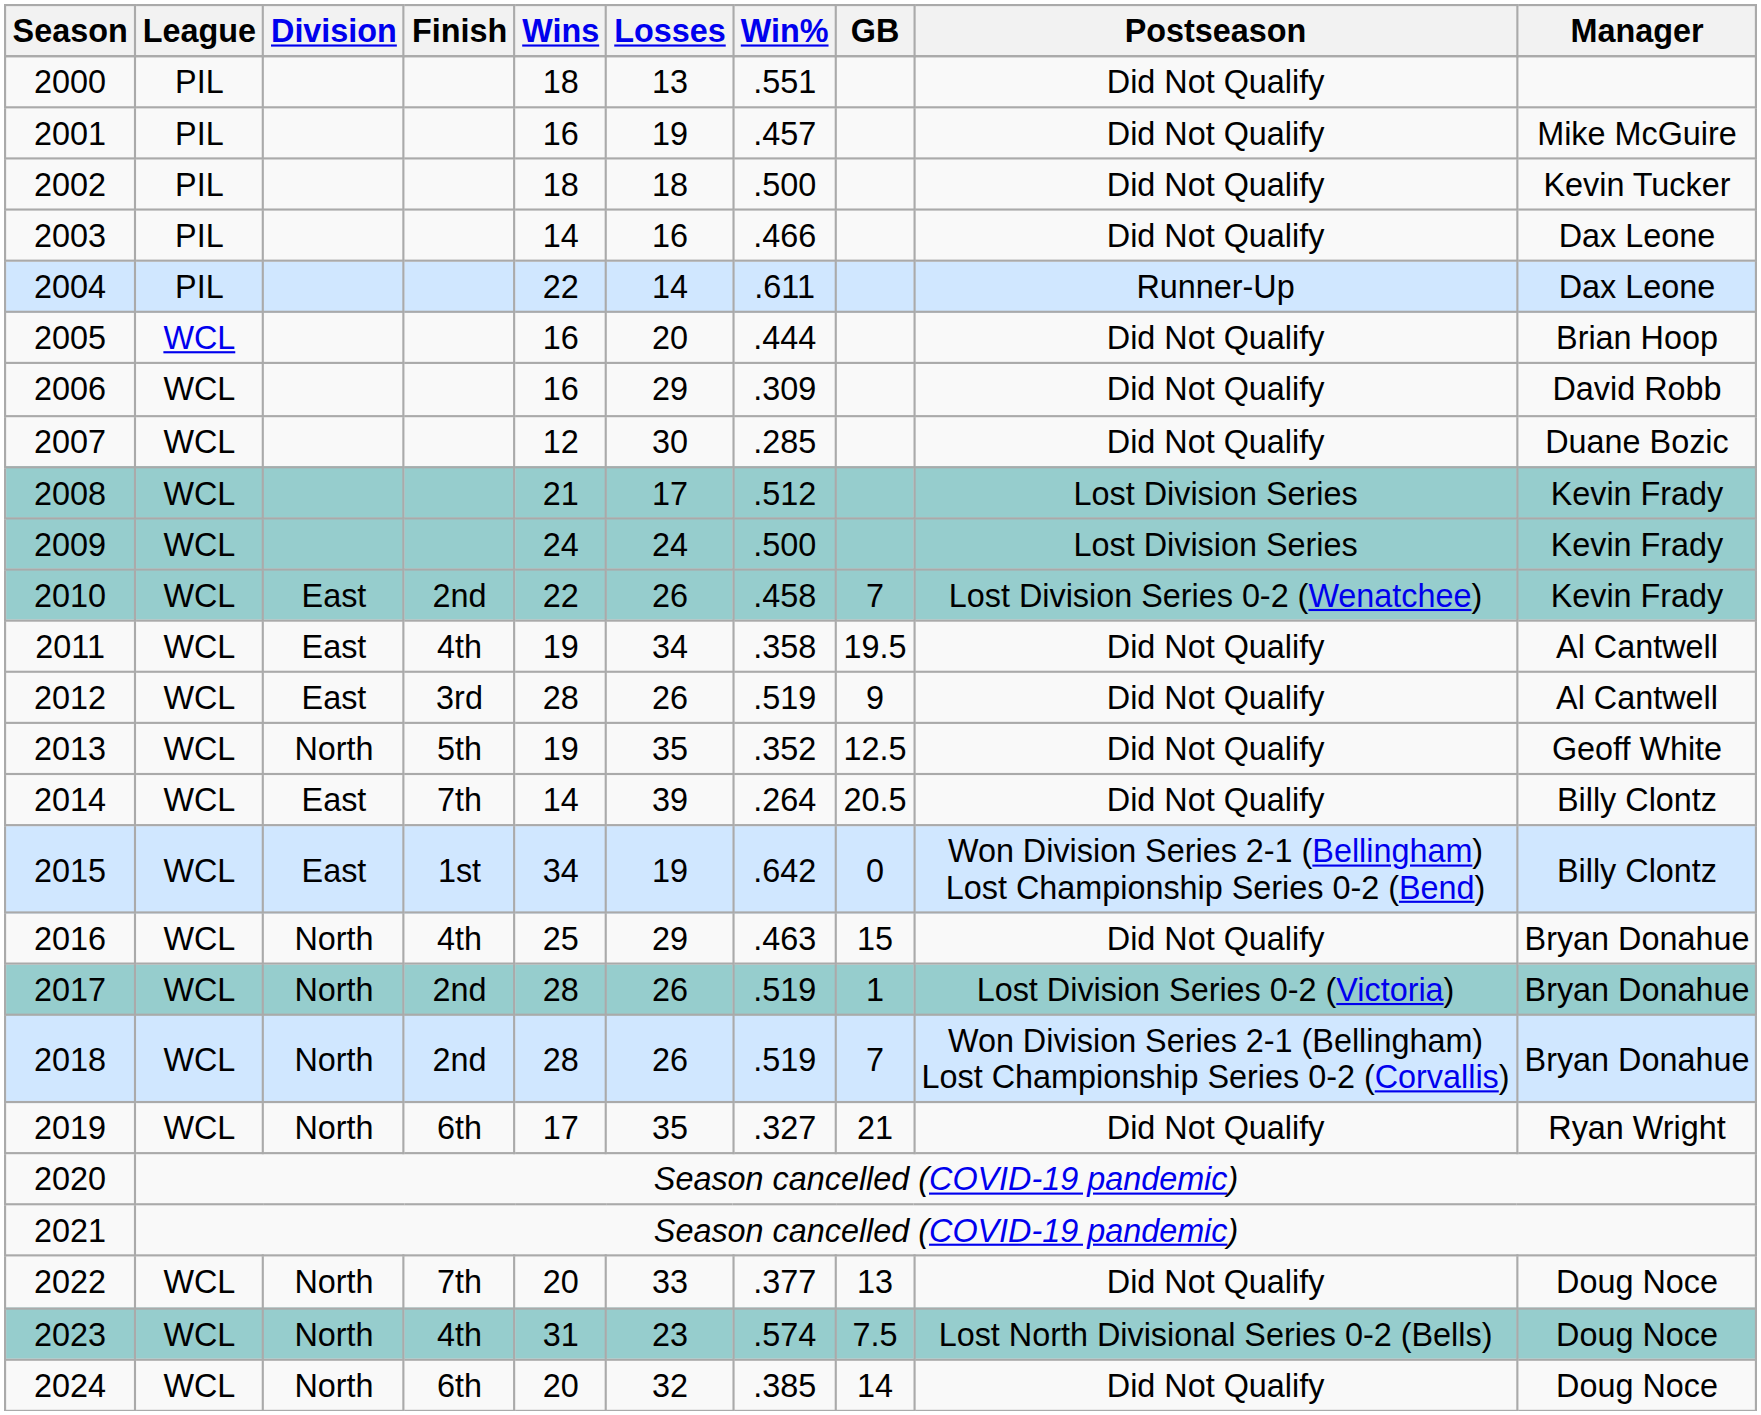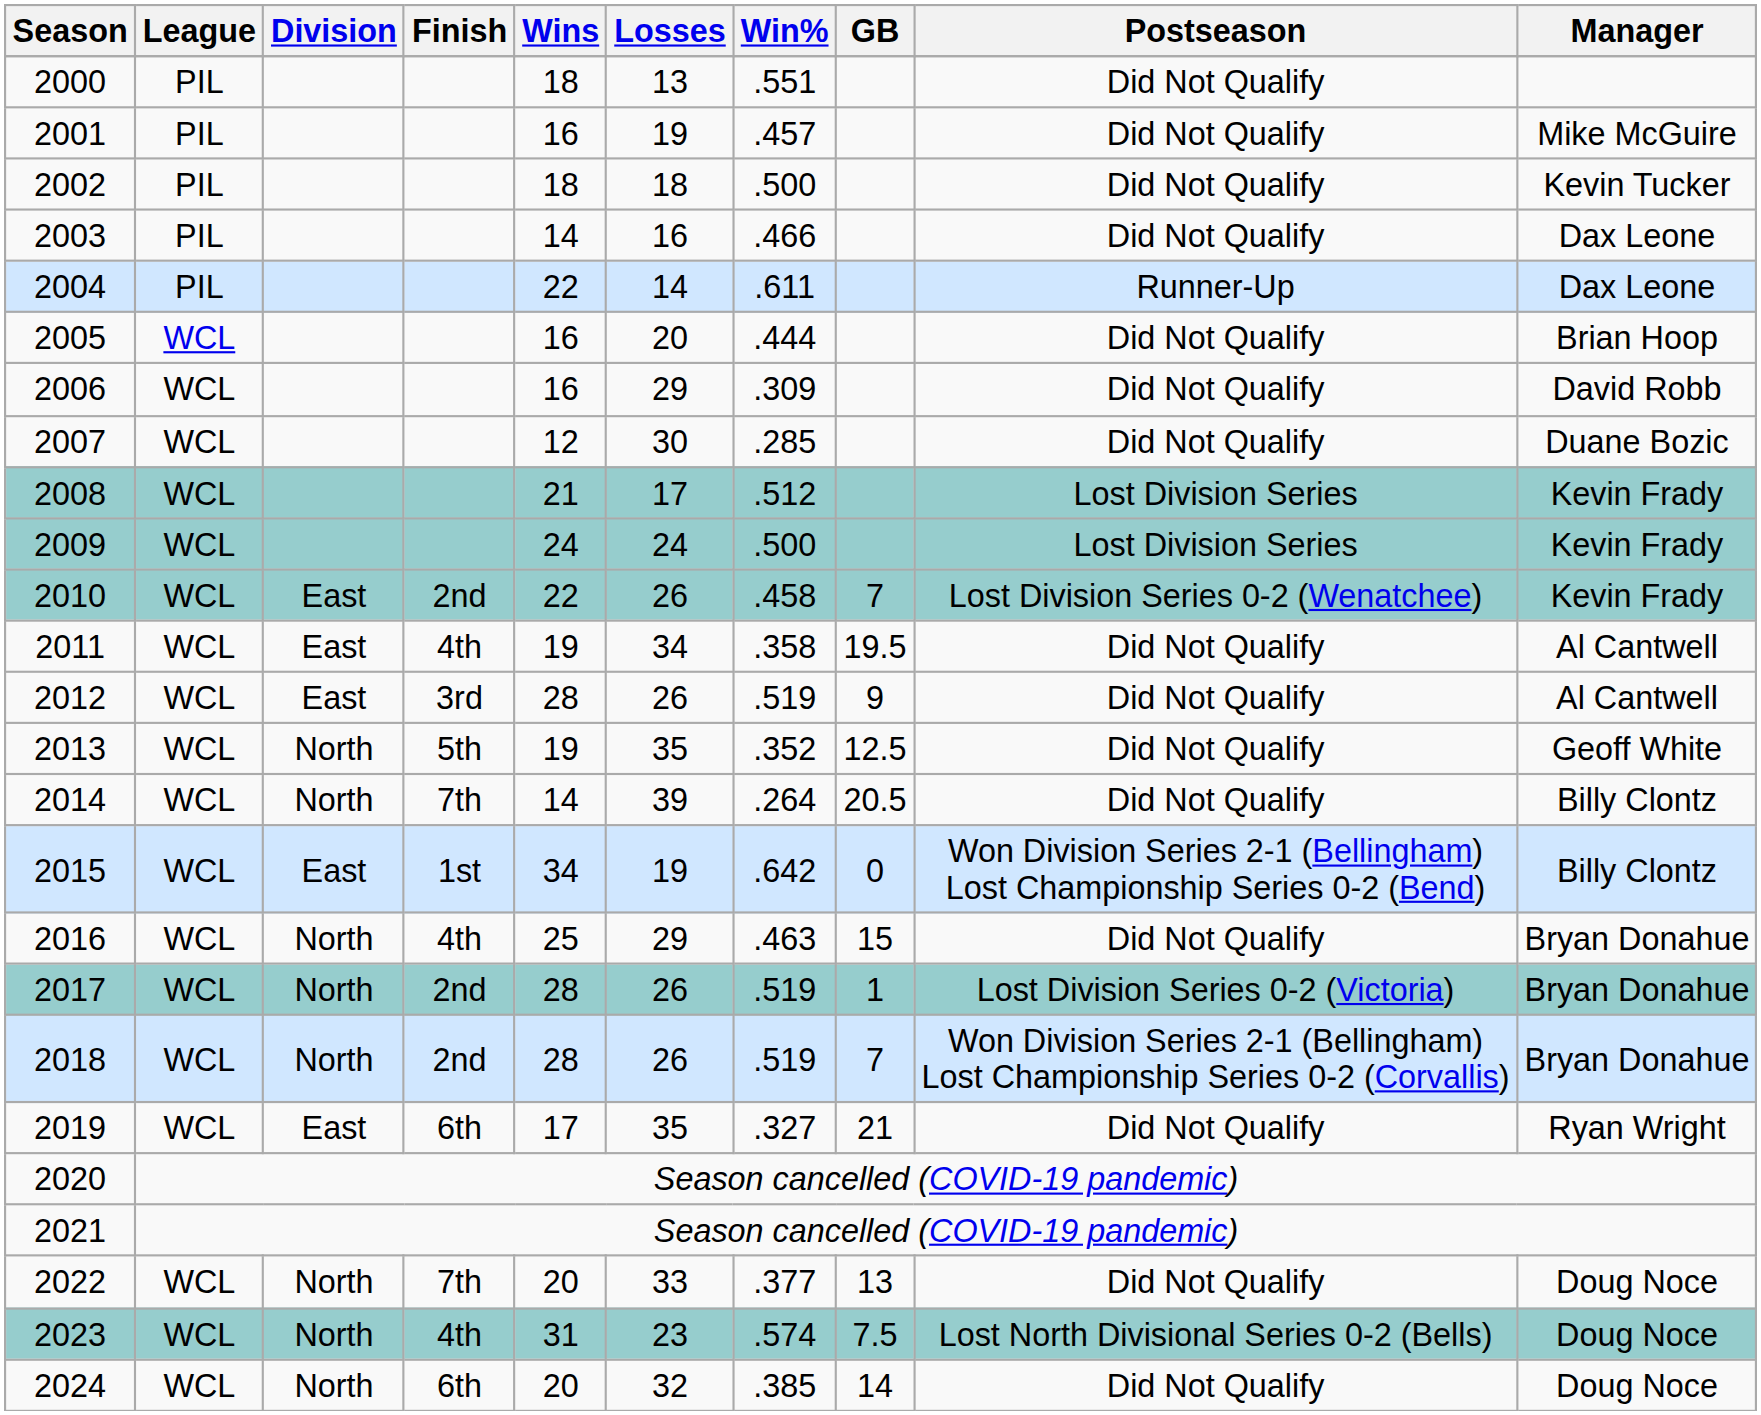(334, 800) East -> (334, 800) North
(334, 1128) North -> (334, 1128) East
